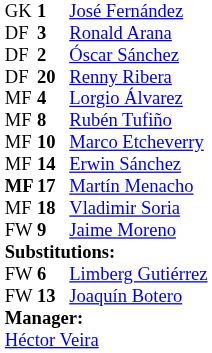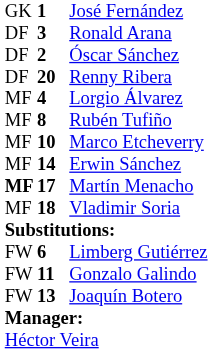- row: (123, 230)
+ row: (133, 273)
